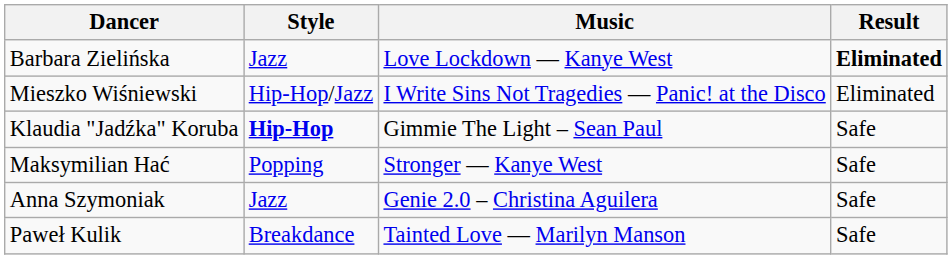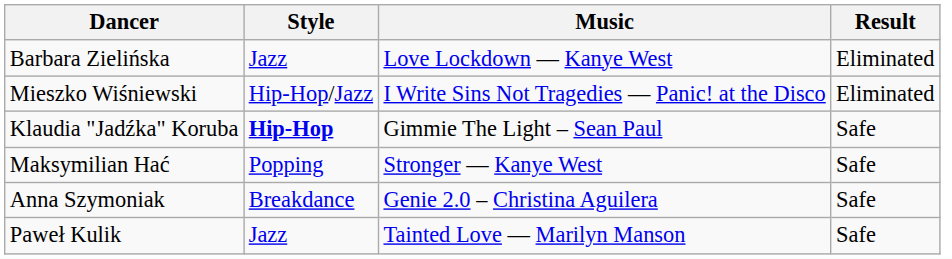(889, 57) bold -> (885, 57) normal
(268, 199) Jazz -> (302, 199) Breakdance
(302, 235) Breakdance -> (268, 235) Jazz
